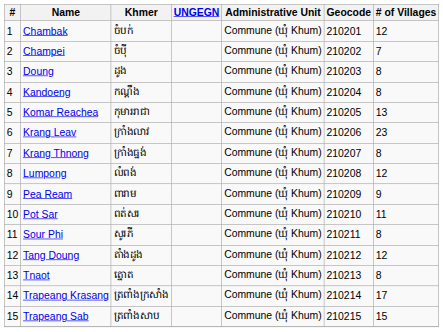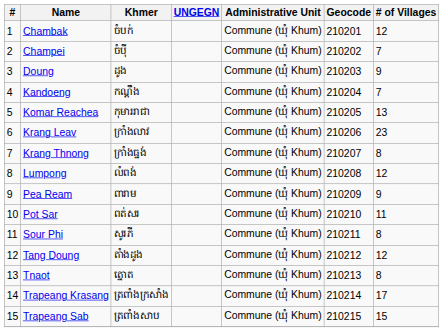(379, 71) 8 -> (379, 71) 9
(379, 92) 8 -> (379, 92) 7
